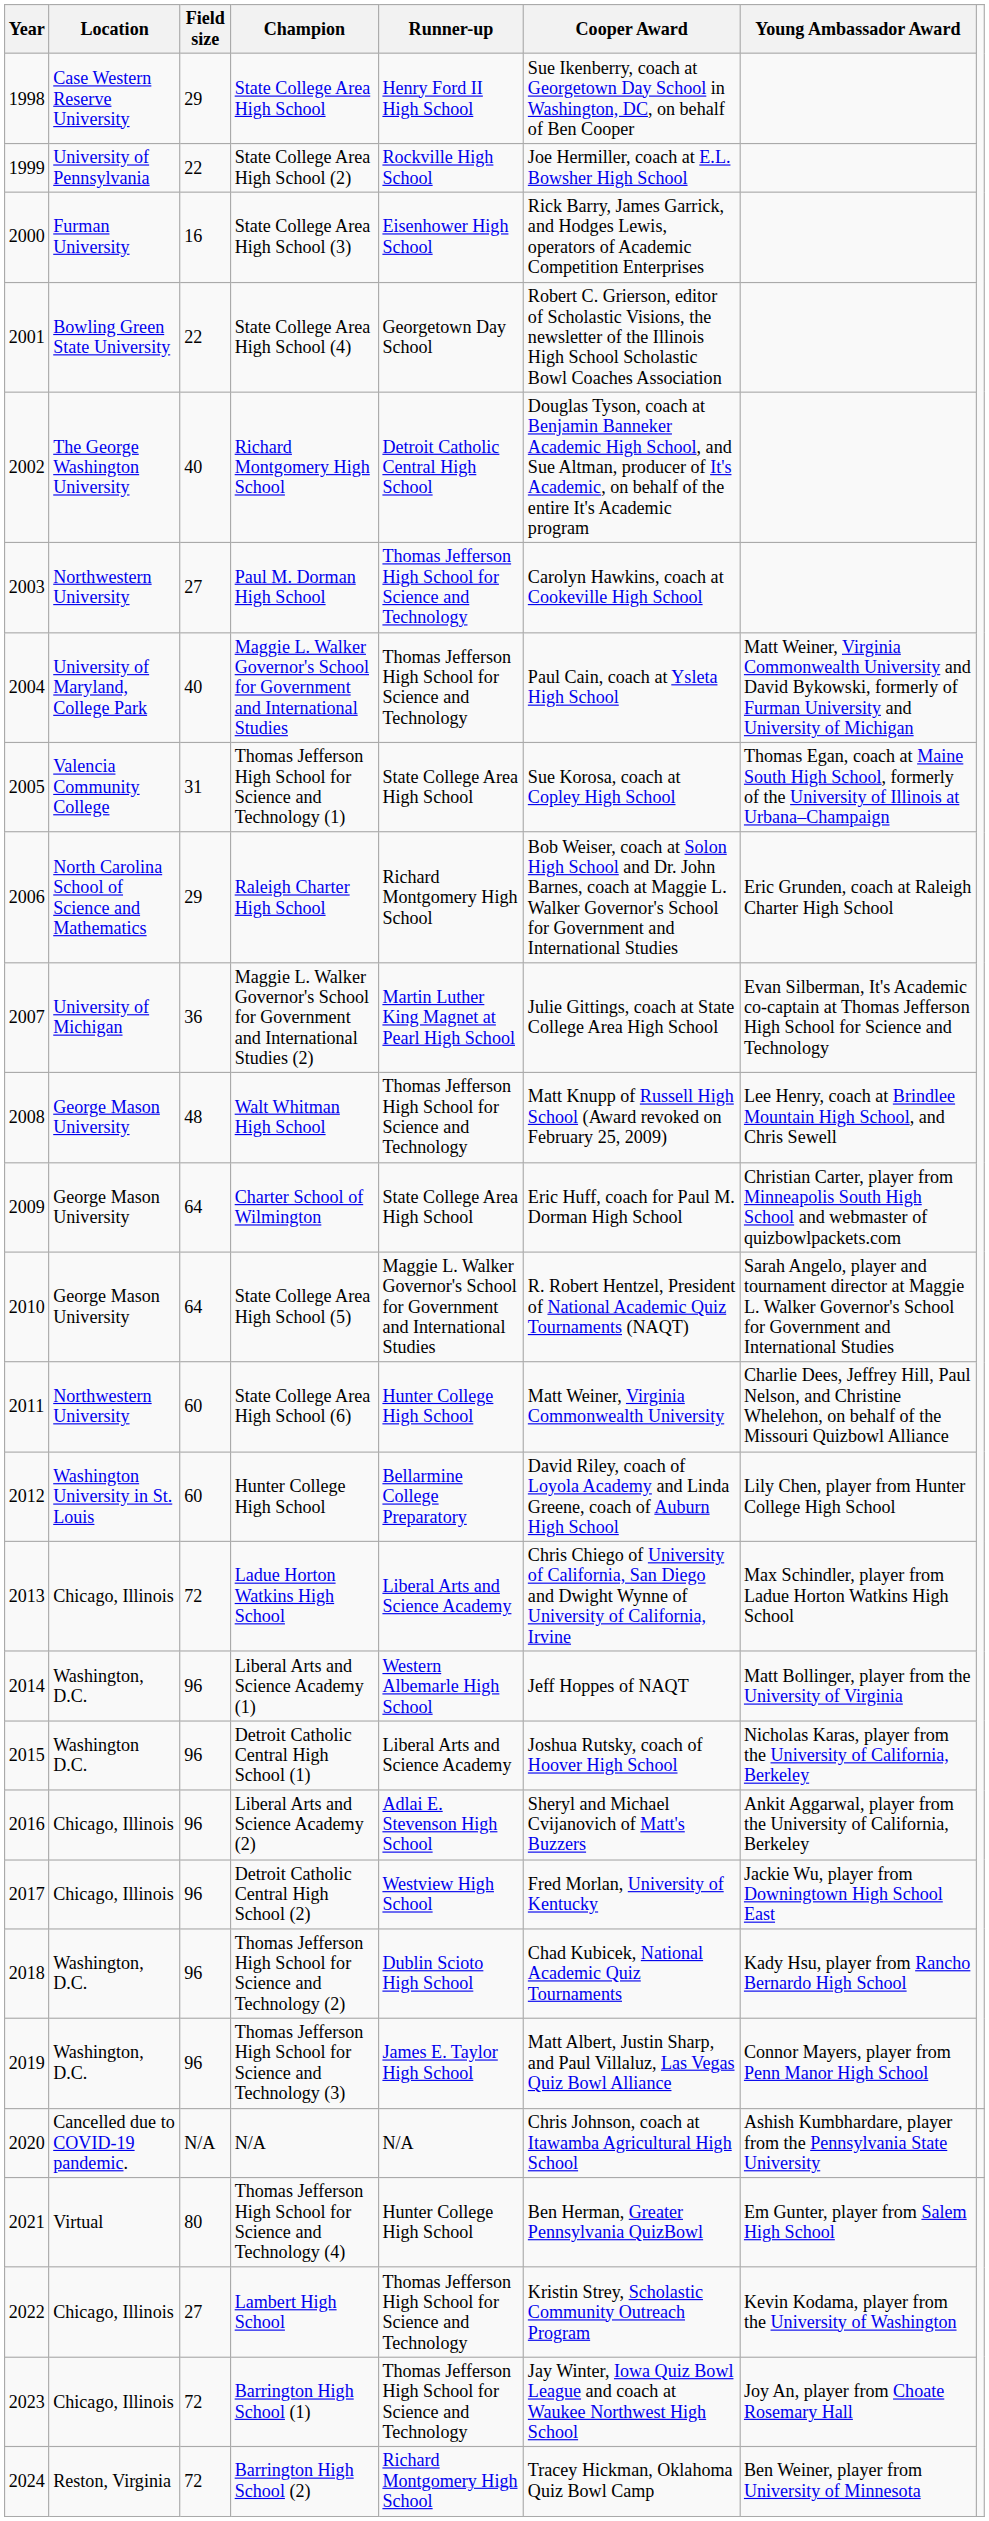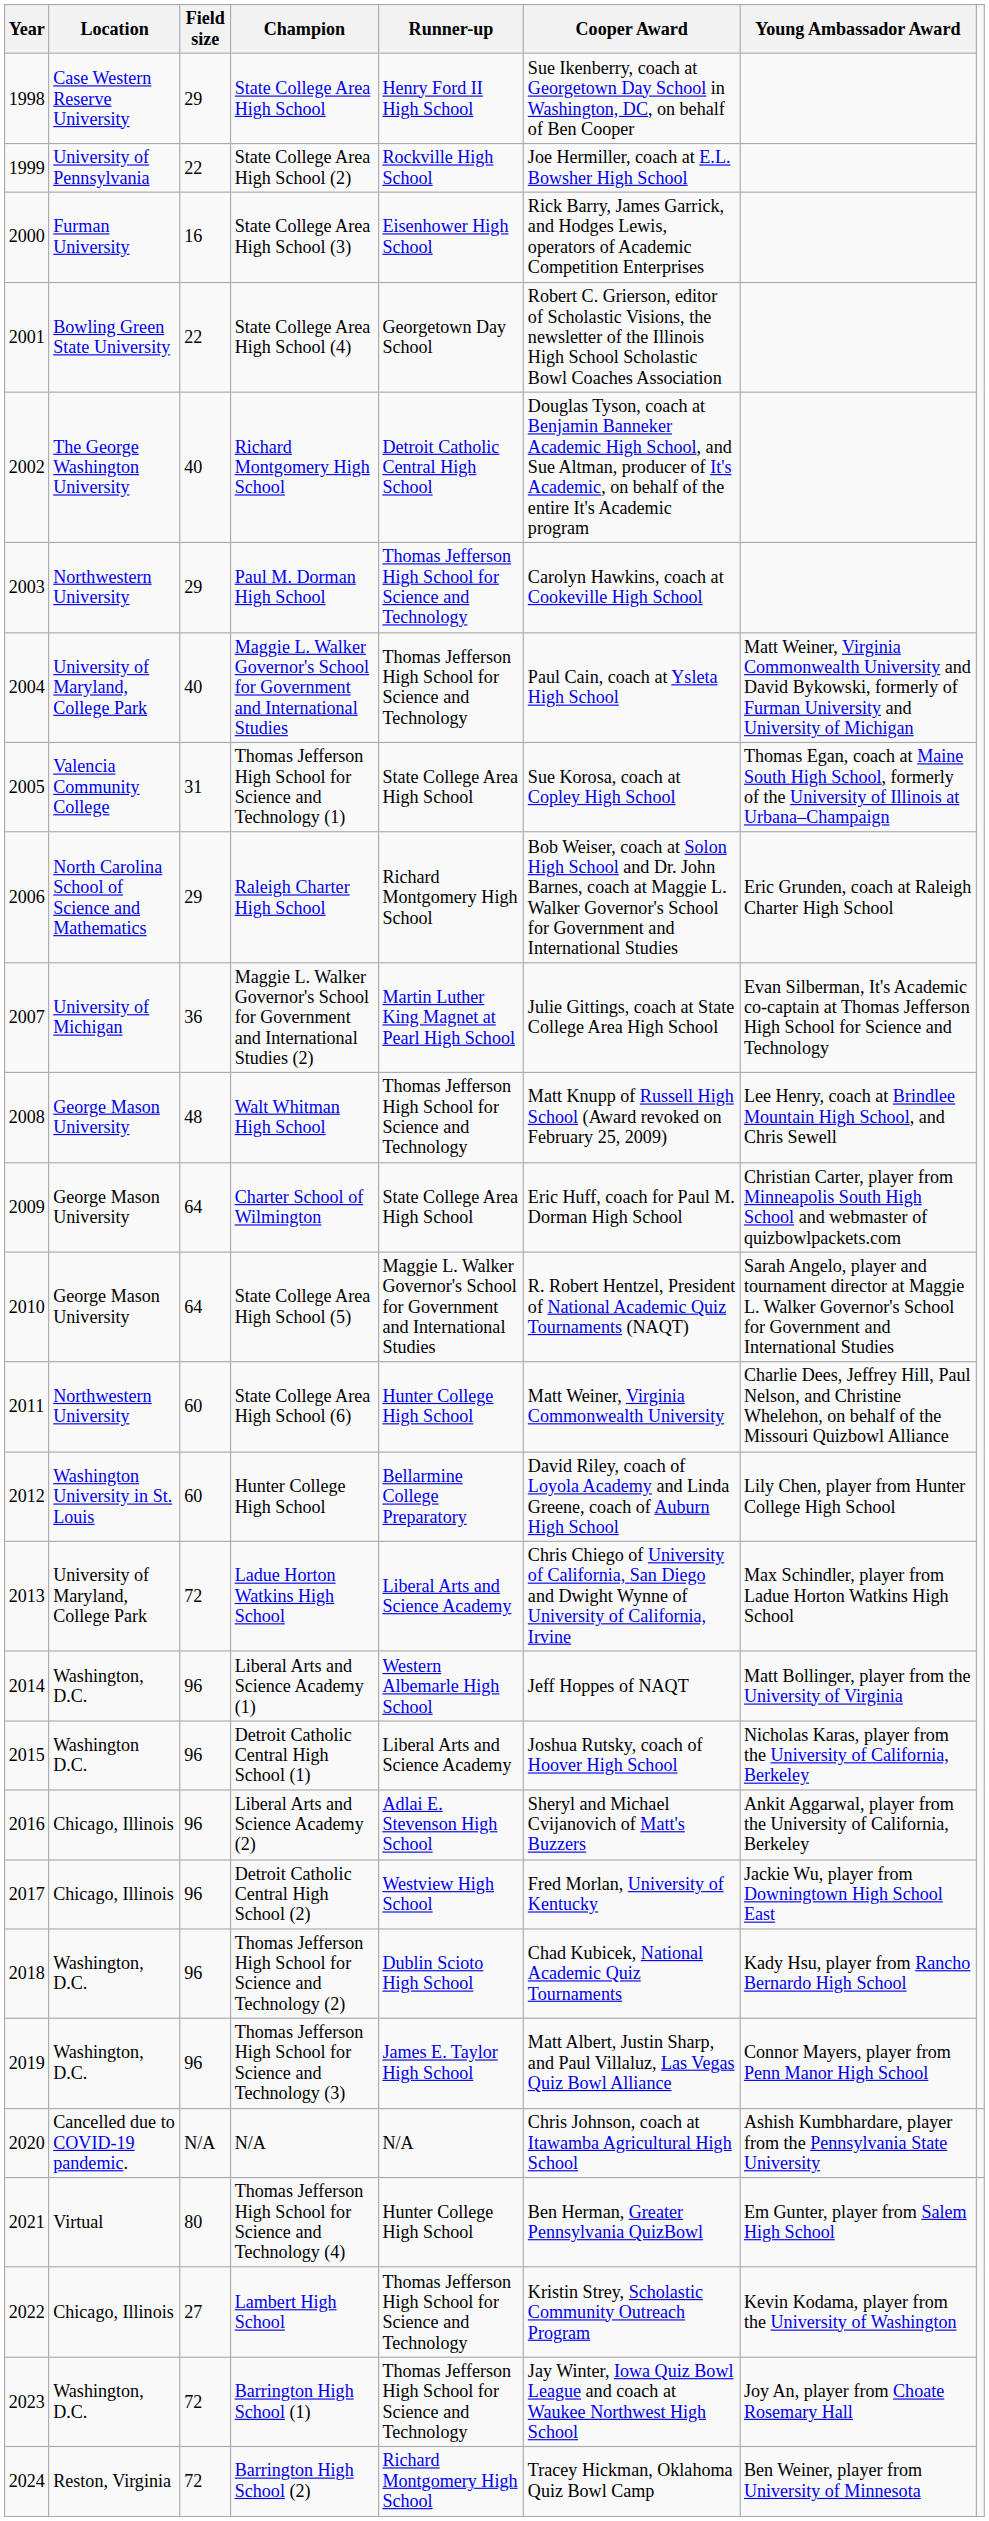(193, 587) 27 -> (193, 587) 29
(113, 1596) Chicago, Illinois -> (101, 1596) University of Maryland, College Park
(113, 2401) Chicago, Illinois -> (98, 2401) Washington, D.C.
